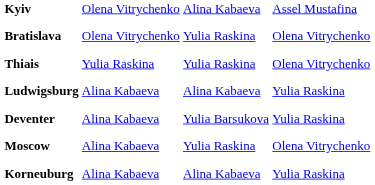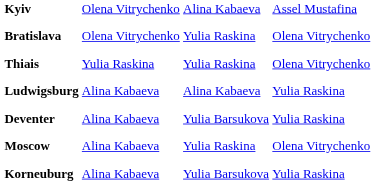(222, 173) Alina Kabaeva -> (226, 173) Yulia Barsukova
